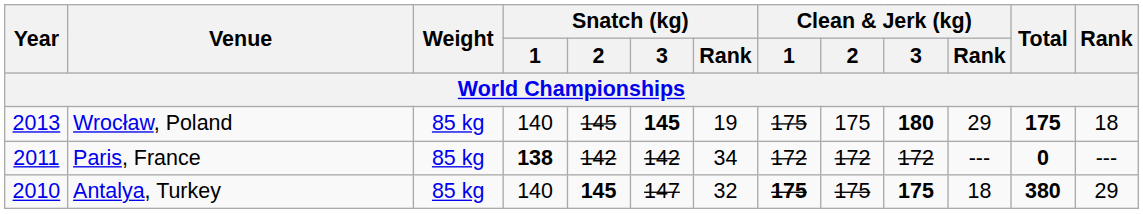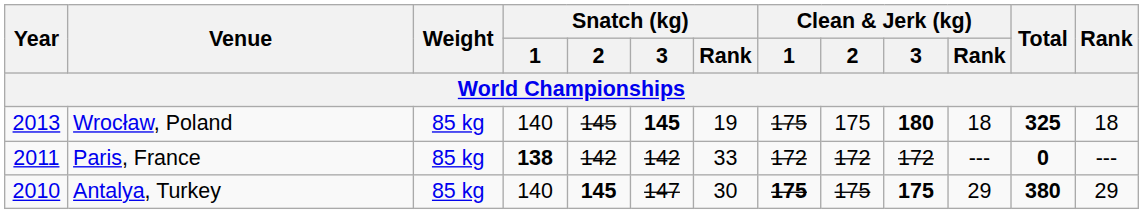(979, 123) 29 -> (979, 123) 18
(1043, 123) 175 -> (1043, 123) 325
(725, 157) 34 -> (725, 157) 33
(725, 191) 32 -> (725, 191) 30
(979, 191) 18 -> (979, 191) 29
